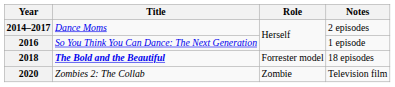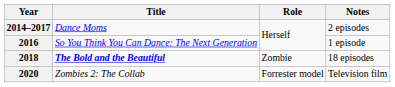(293, 58) Forrester model -> (277, 58) Zombie
(277, 74) Zombie -> (293, 74) Forrester model
